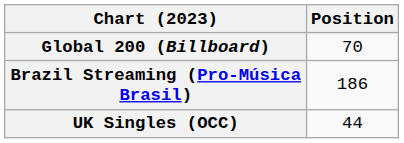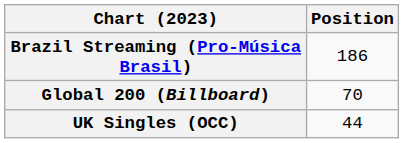rows swapped: (156, 85) <-> (156, 47)
